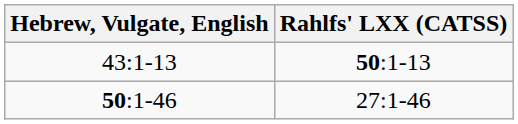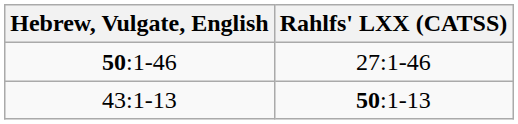rows swapped: (139, 99) <-> (139, 61)
